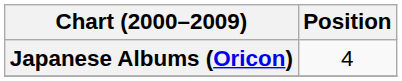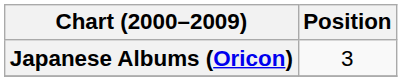(347, 57) 4 -> (347, 57) 3
